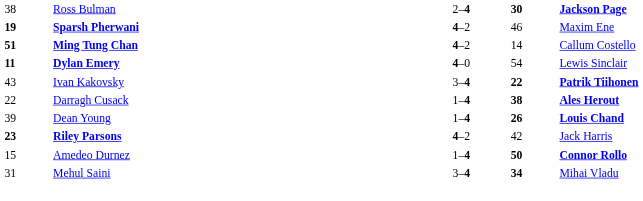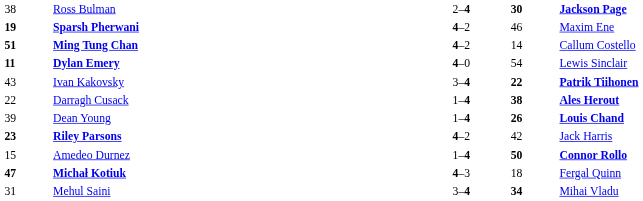+ row: (90, 173)
